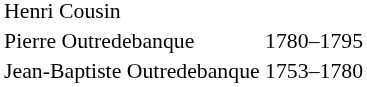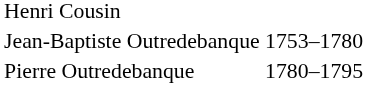rows swapped: (132, 70) <-> (99, 41)
